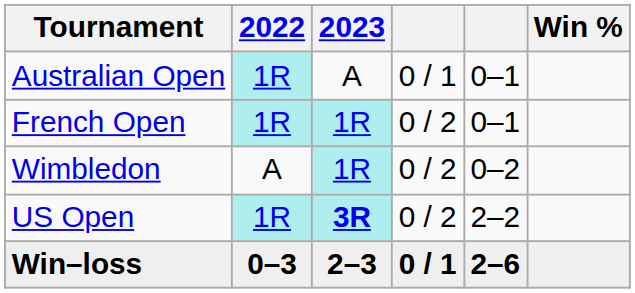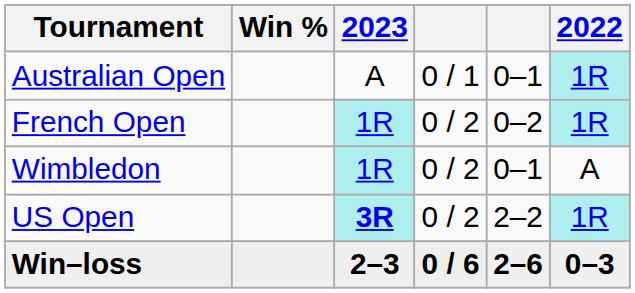columns swapped: (272, 28) <-> (578, 28)
(495, 122) 0–1 -> (518, 122) 0–2
(495, 169) 0–2 -> (518, 169) 0–1
(428, 264) 0 / 1 -> (451, 264) 0 / 6
